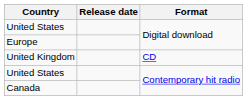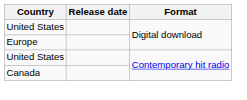- row: (41, 57)
